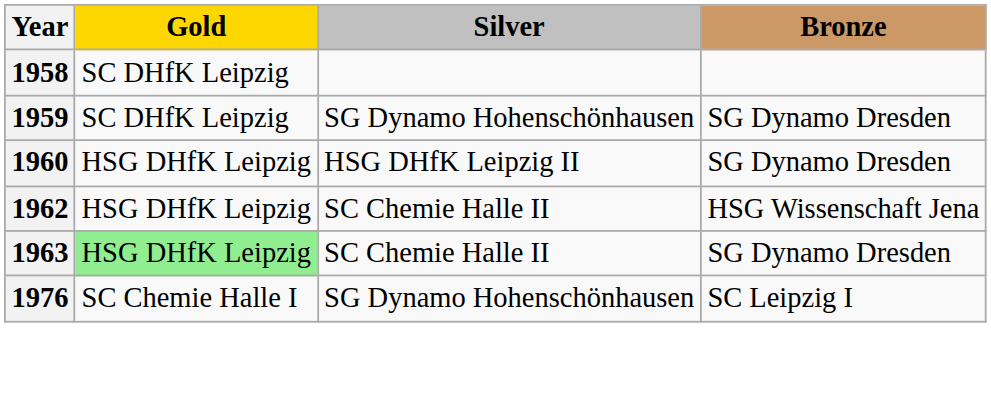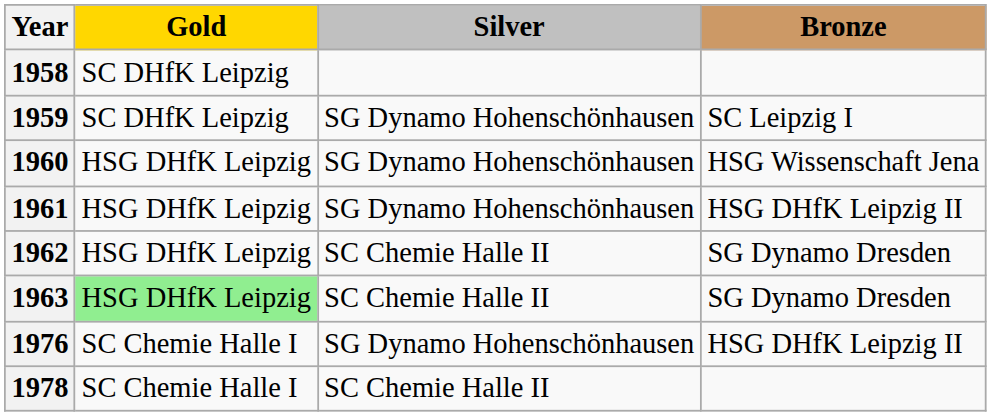(829, 117) SG Dynamo Dresden -> (780, 117) SC Leipzig I
(452, 162) HSG DHfK Leipzig II -> (509, 162) SG Dynamo Hohenschönhausen
(829, 162) SG Dynamo Dresden -> (843, 162) HSG Wissenschaft Jena
+ row: (40, 207)
(843, 207) HSG Wissenschaft Jena -> (829, 252) SG Dynamo Dresden
(780, 298) SC Leipzig I -> (835, 343) HSG DHfK Leipzig II
+ row: (40, 388)
